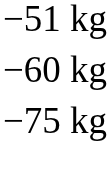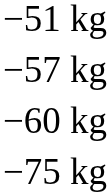+ row: (55, 69)
